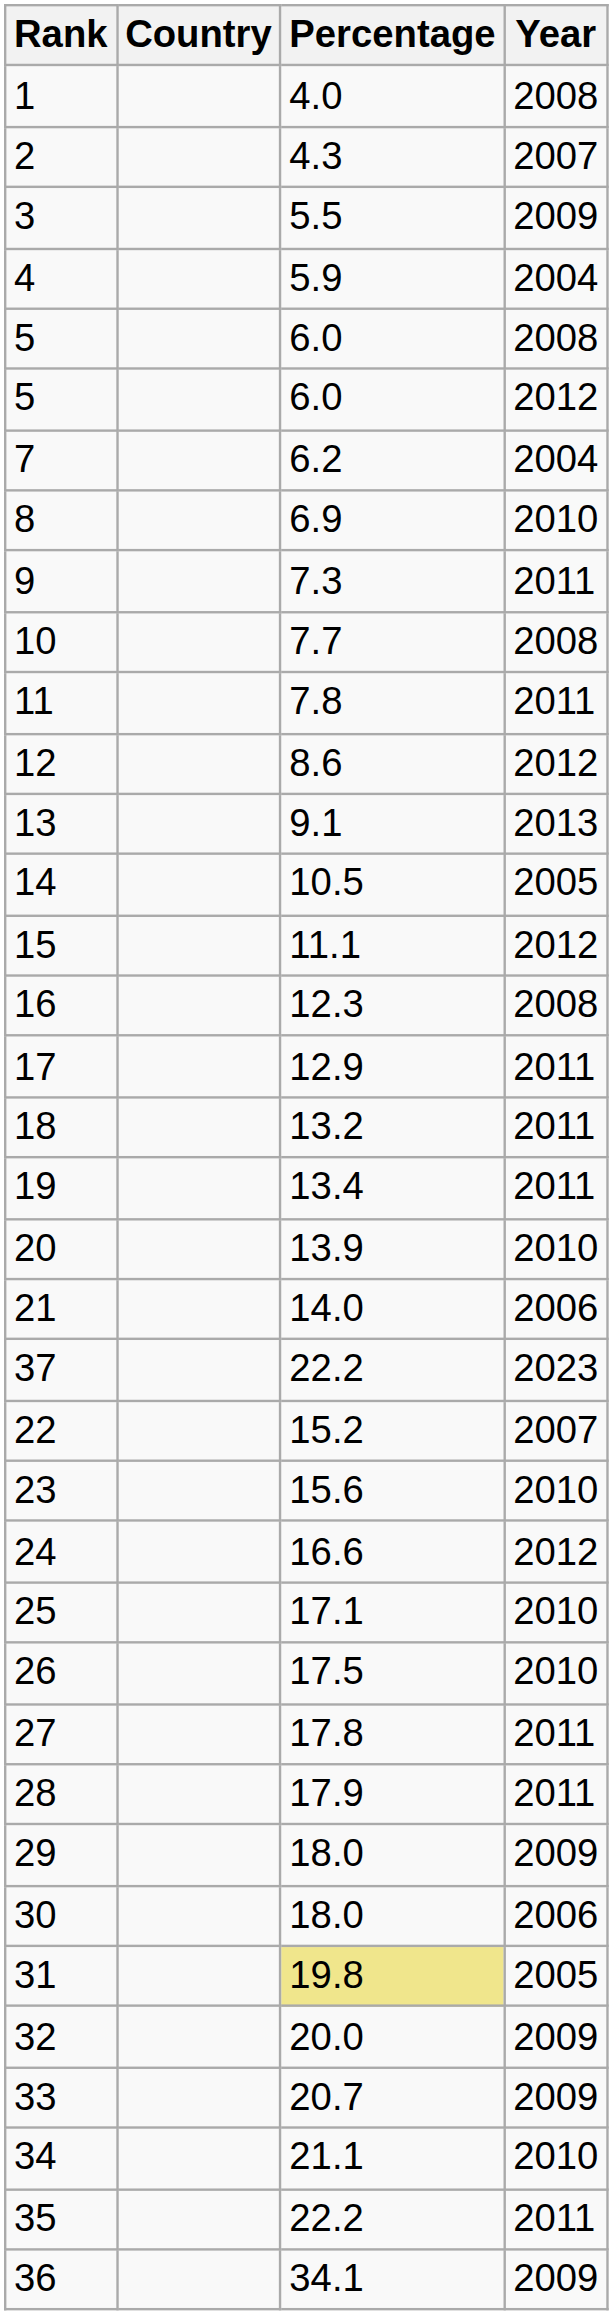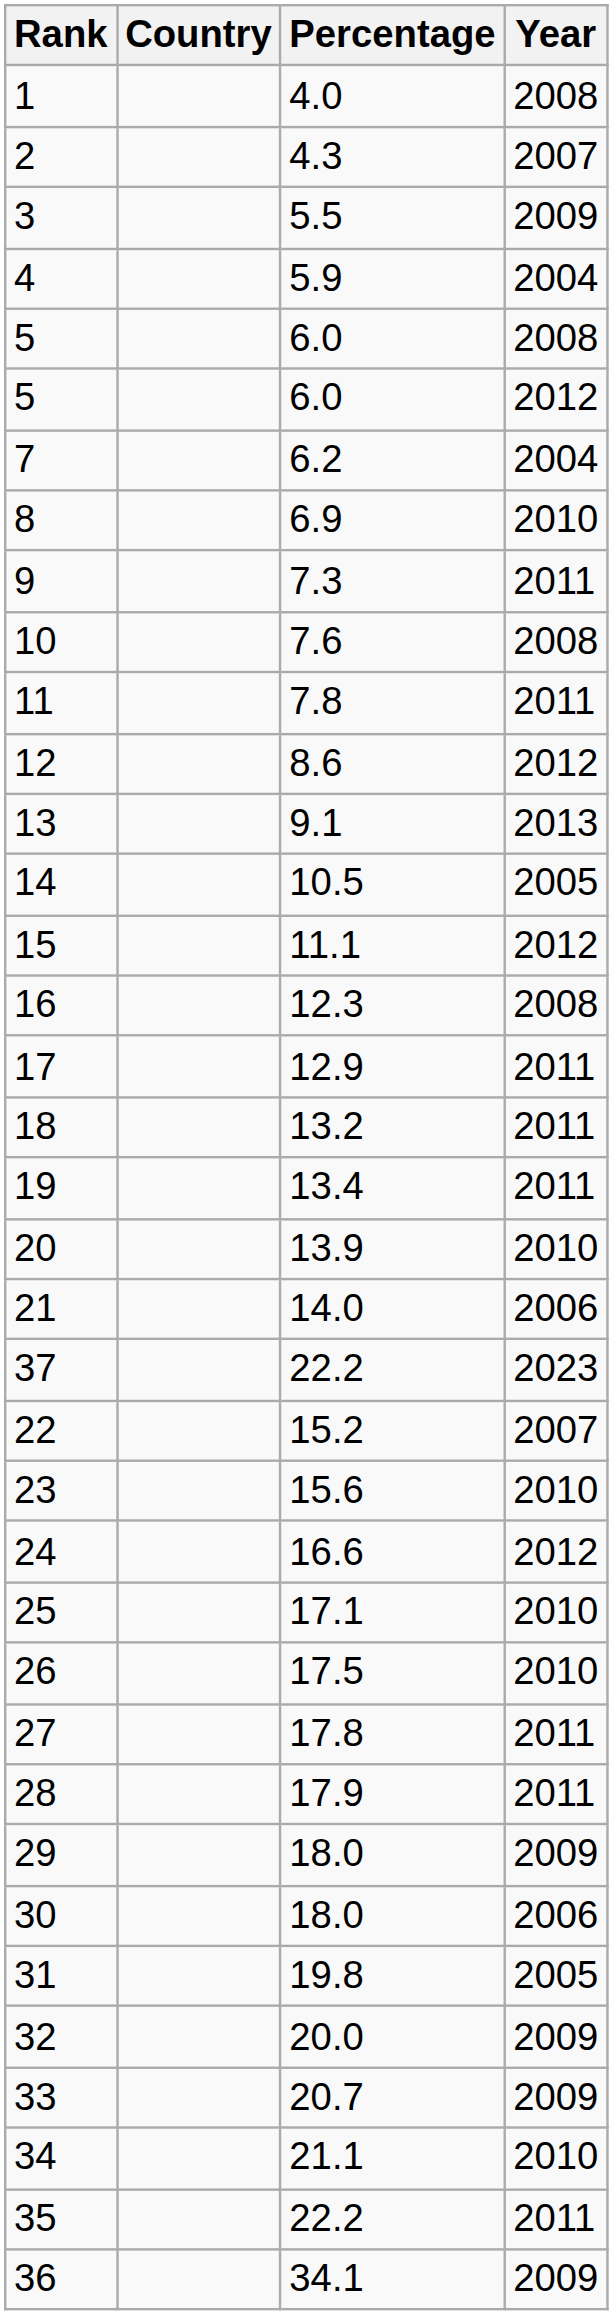(316, 641) 7.7 -> (316, 641) 7.6
(327, 1975) khaki background -> (327, 1975) no background
